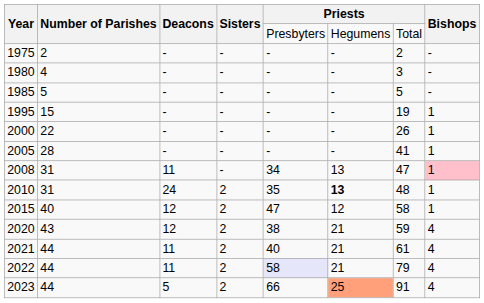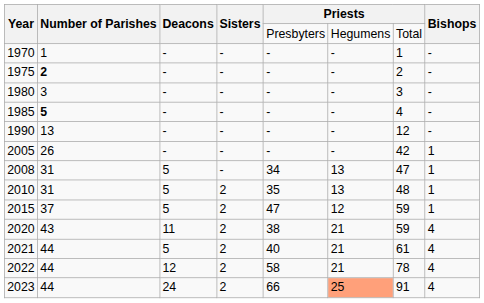+ row: (21, 53)
(44, 53) normal -> (44, 72) bold
(44, 72) 4 -> (44, 92) 3
(44, 92) normal -> (44, 111) bold
(399, 92) 5 -> (399, 111) 4
+ row: (21, 131)
- row: (21, 111)
- row: (21, 131)
(47, 151) 28 -> (47, 151) 26
(403, 151) 41 -> (403, 151) 42
(169, 170) 11 -> (166, 170) 5
(431, 170) pink background -> (431, 170) no background
(169, 190) 24 -> (166, 190) 5
(338, 190) bold -> (338, 190) normal
(47, 209) 40 -> (47, 209) 37
(169, 209) 12 -> (166, 209) 5
(403, 209) 58 -> (403, 209) 59
(169, 229) 12 -> (169, 229) 11
(169, 248) 11 -> (166, 248) 5
(169, 268) 11 -> (169, 268) 12
(273, 268) lavender background -> (273, 268) no background
(403, 268) 79 -> (403, 268) 78
(166, 287) 5 -> (169, 287) 24
